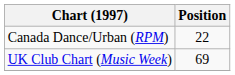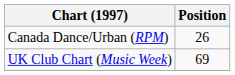(202, 37) 22 -> (202, 37) 26
